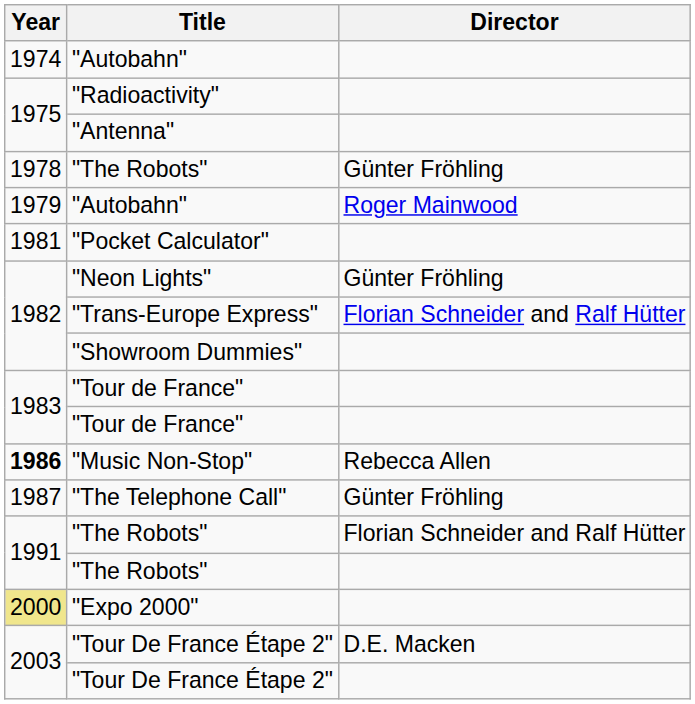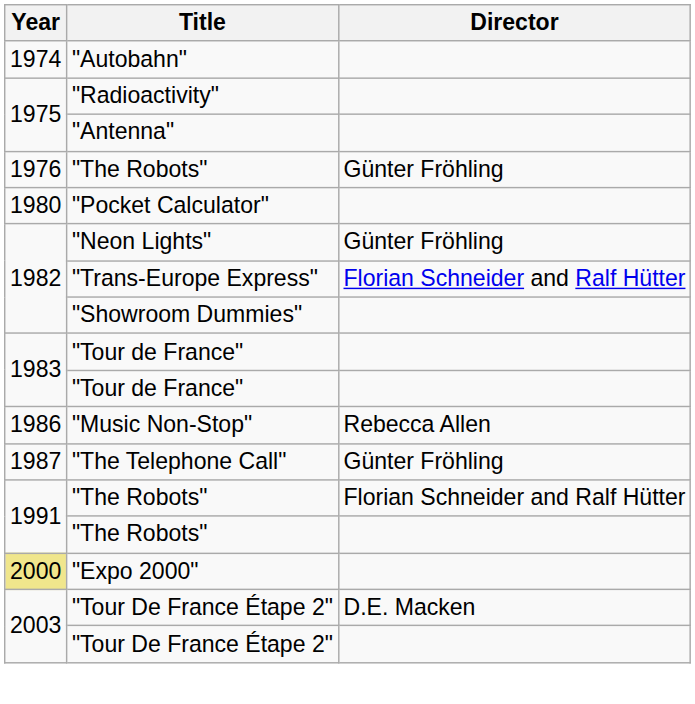(36, 168) 1978 -> (36, 168) 1976
- row: (129, 205)
(36, 242) 1981 -> (36, 205) 1980
(36, 461) bold -> (36, 424) normal
